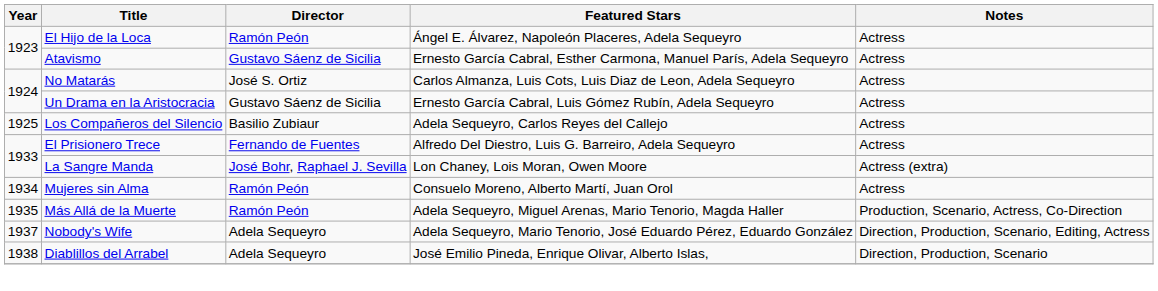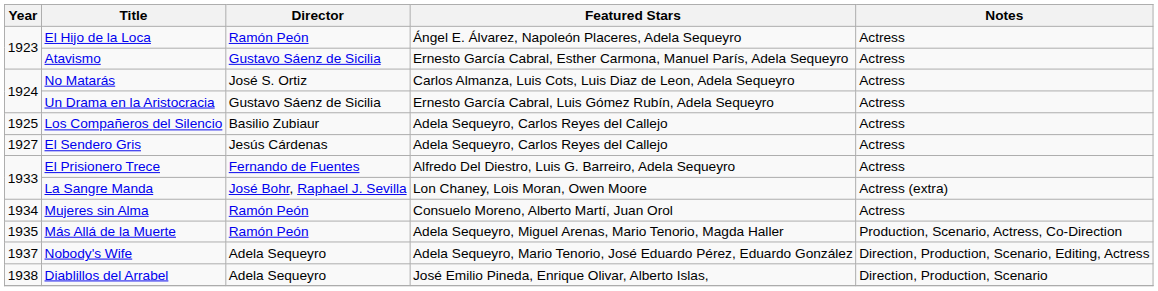+ row: (93, 145)
